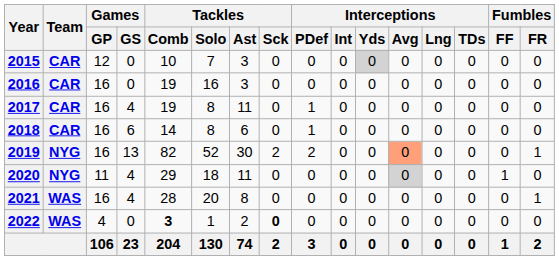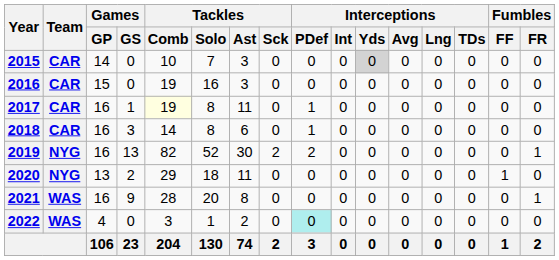(102, 61) 12 -> (102, 61) 14
(102, 84) 16 -> (102, 84) 15
(131, 107) 4 -> (131, 107) 1
(168, 107) no background -> (168, 107) lightyellow background
(131, 130) 6 -> (131, 130) 3
(405, 152) lightsalmon background -> (405, 152) no background
(102, 175) 11 -> (102, 175) 13
(131, 175) 4 -> (131, 175) 2
(405, 175) lightgrey background -> (405, 175) no background
(131, 198) 4 -> (131, 198) 9
(168, 221) bold -> (168, 221) normal
(276, 221) bold -> (276, 221) normal
(312, 221) no background -> (312, 221) paleturquoise background
